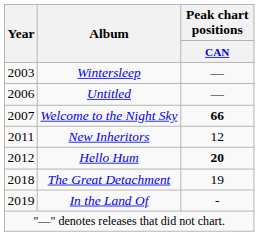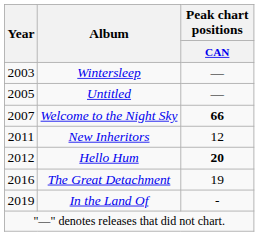(21, 94) 2006 -> (21, 94) 2005
(21, 179) 2018 -> (21, 179) 2016
